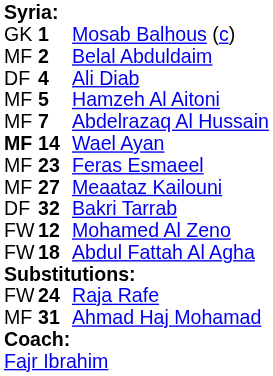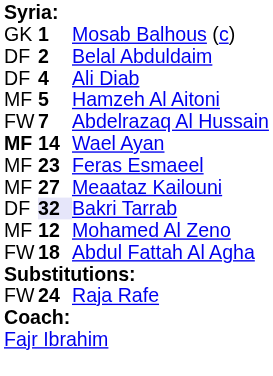(18, 56) MF -> (17, 56) DF
(18, 121) MF -> (19, 121) FW
(49, 208) no background -> (49, 208) lavender background
(19, 230) FW -> (18, 230) MF
- row: (167, 317)
